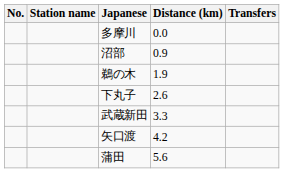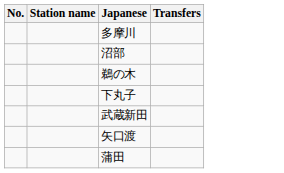- column: (188, 13)
